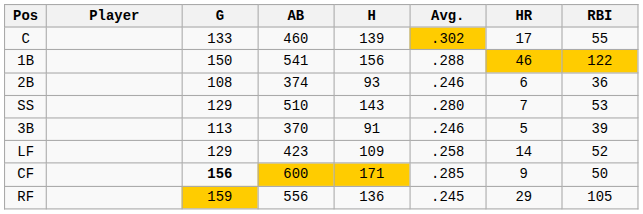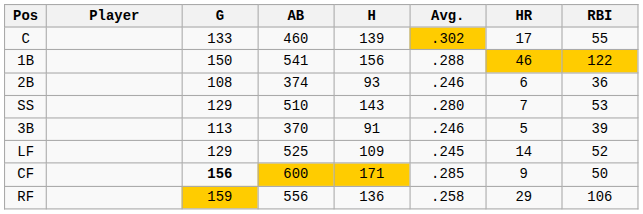(296, 152) 423 -> (296, 152) 525
(448, 152) .258 -> (448, 152) .245
(448, 197) .245 -> (448, 197) .258
(600, 197) 105 -> (600, 197) 106
